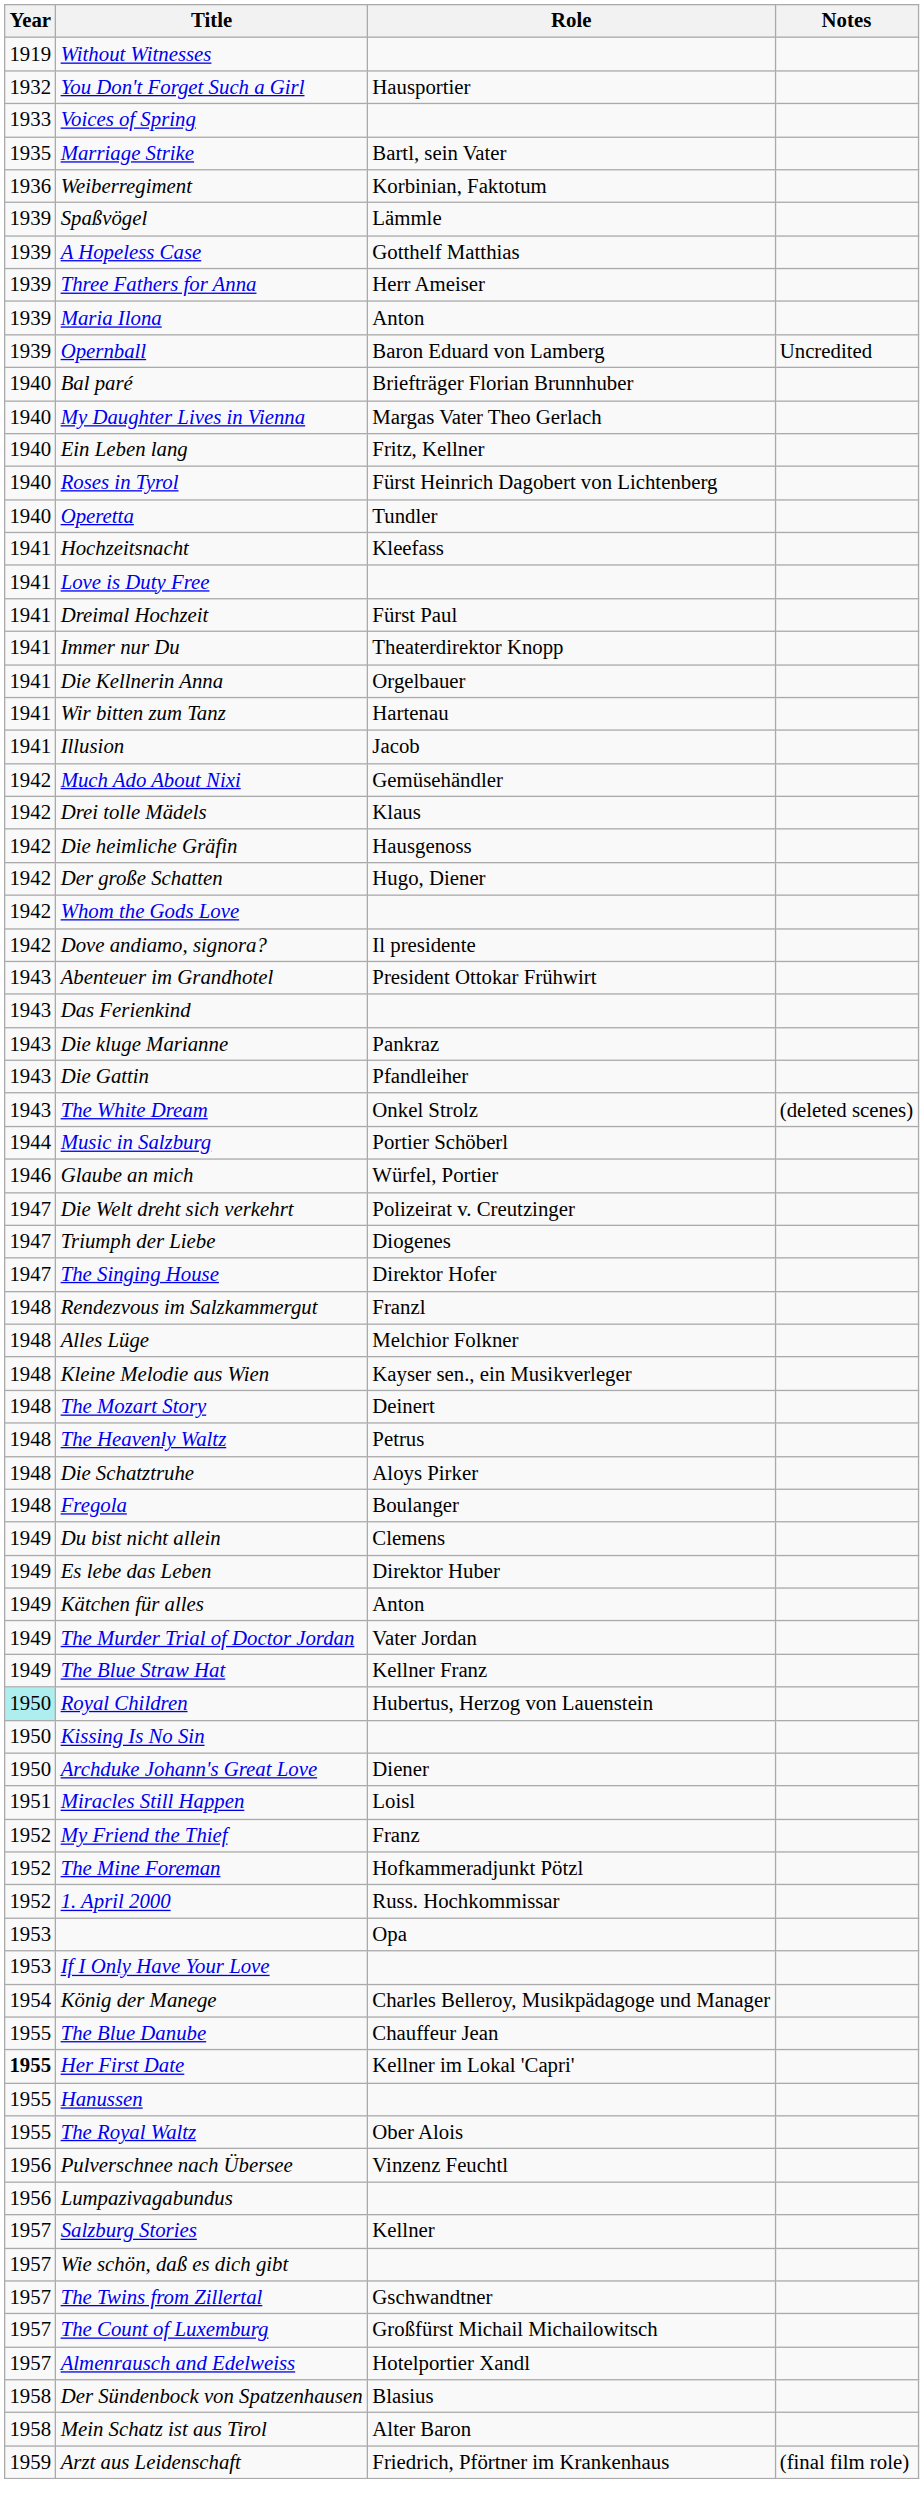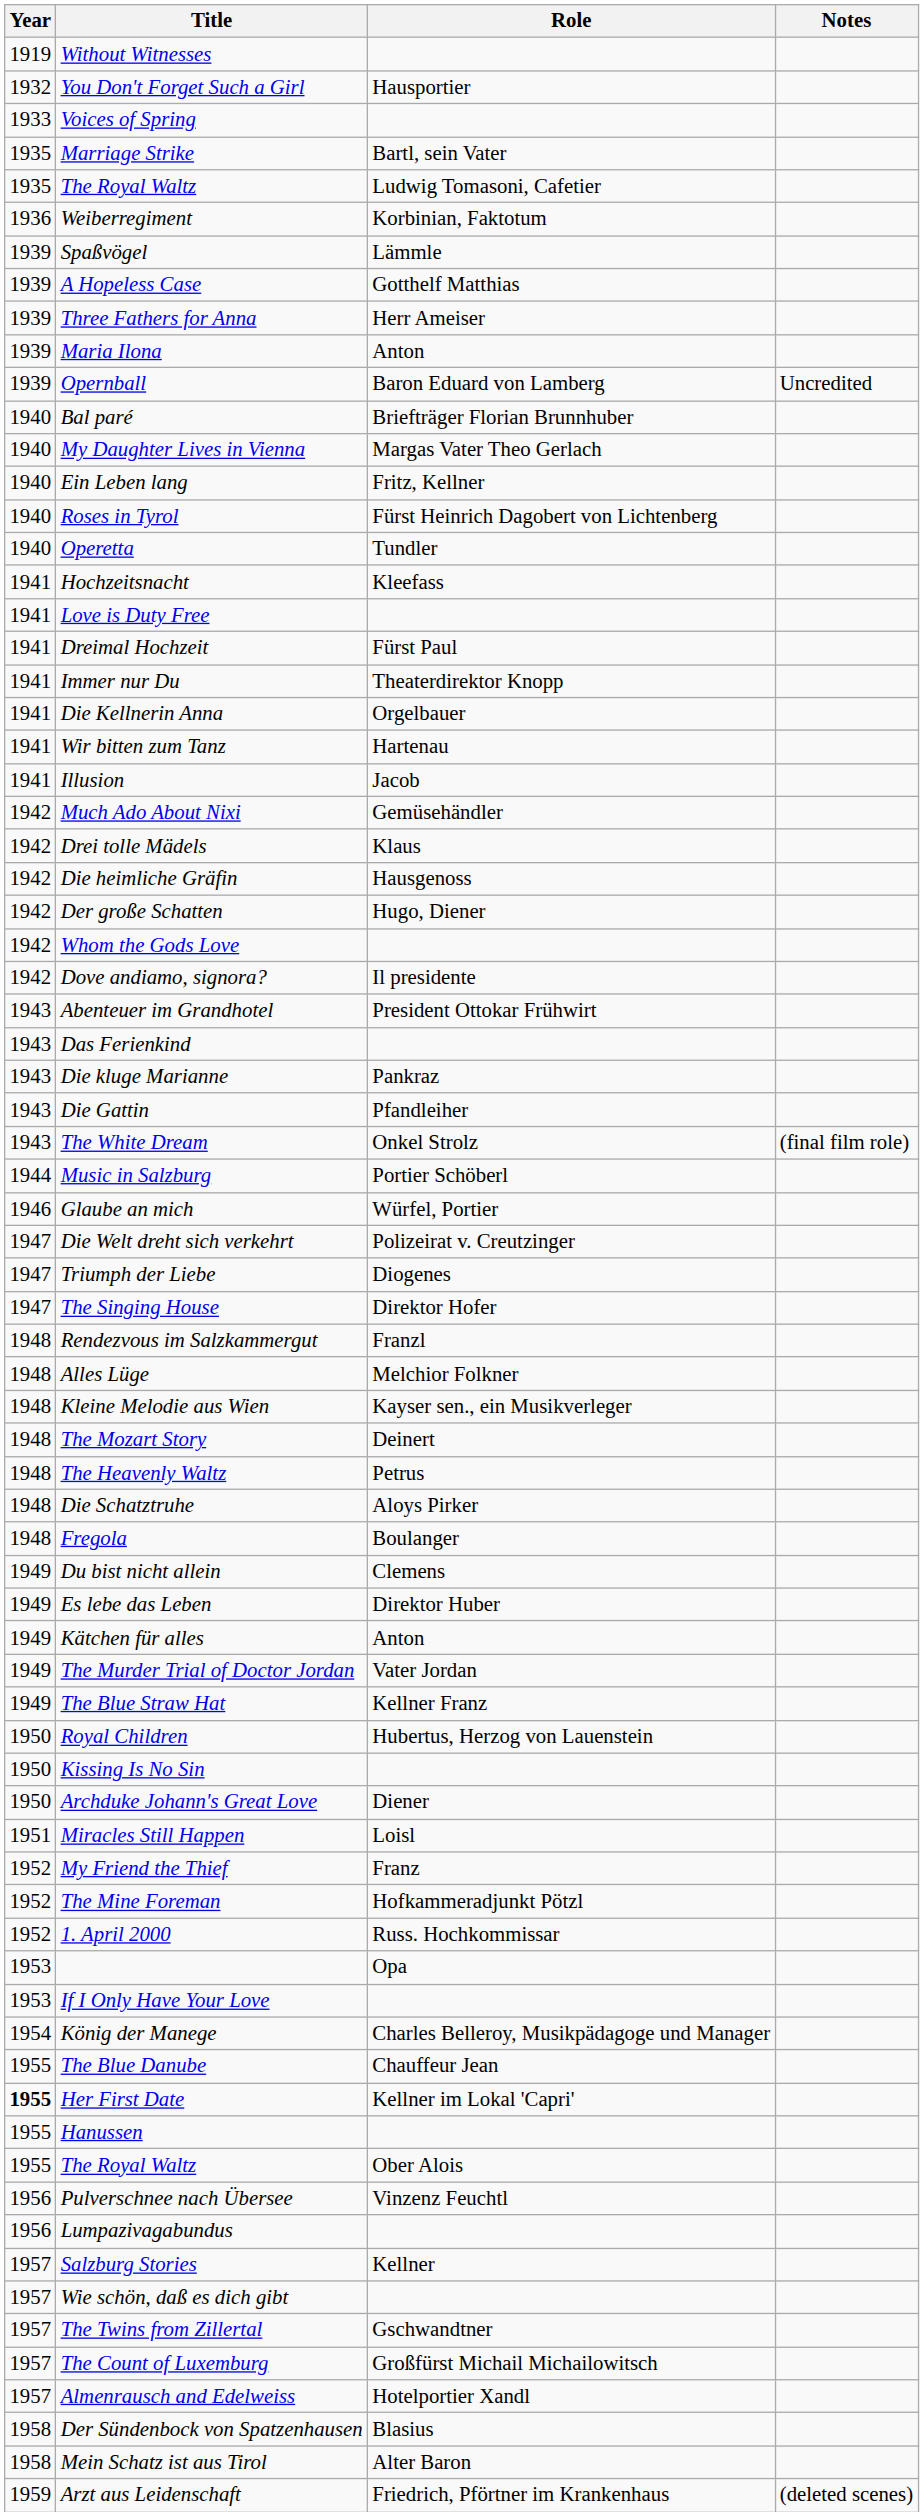+ row: (128, 185)
(846, 1109) (deleted scenes) -> (844, 1142) (final film role)
(30, 1703) paleturquoise background -> (30, 1736) no background
(844, 2462) (final film role) -> (846, 2495) (deleted scenes)
